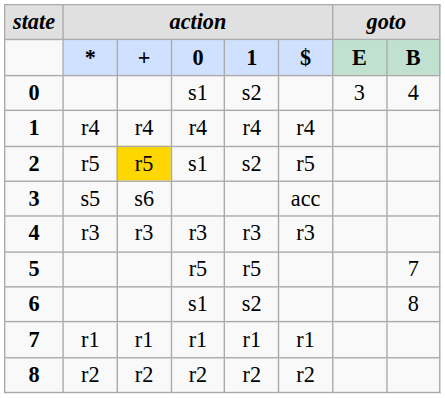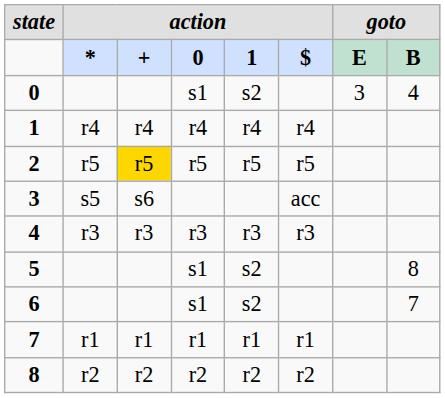(198, 163) s1 -> (198, 163) r5
(252, 163) s2 -> (252, 163) r5
(198, 269) r5 -> (198, 269) s1
(252, 269) r5 -> (252, 269) s2
(413, 269) 7 -> (413, 269) 8
(413, 304) 8 -> (413, 304) 7
